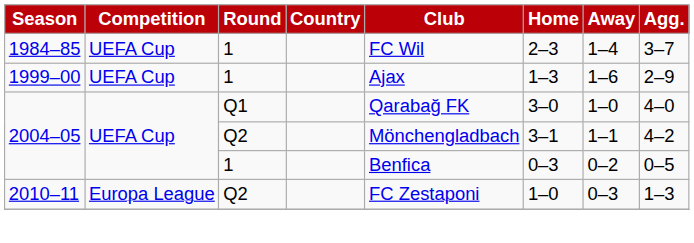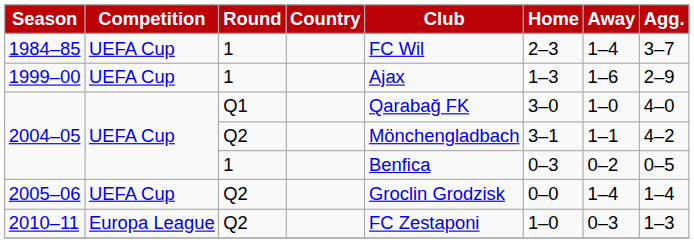+ row: (45, 194)
